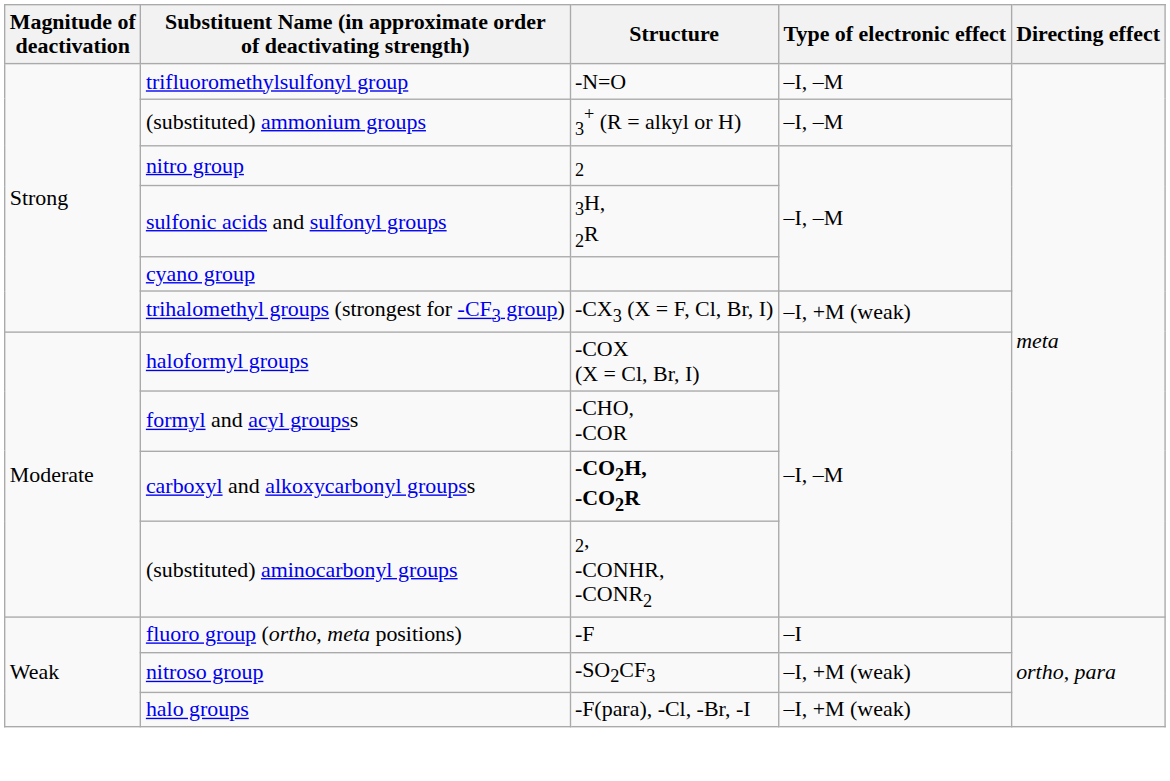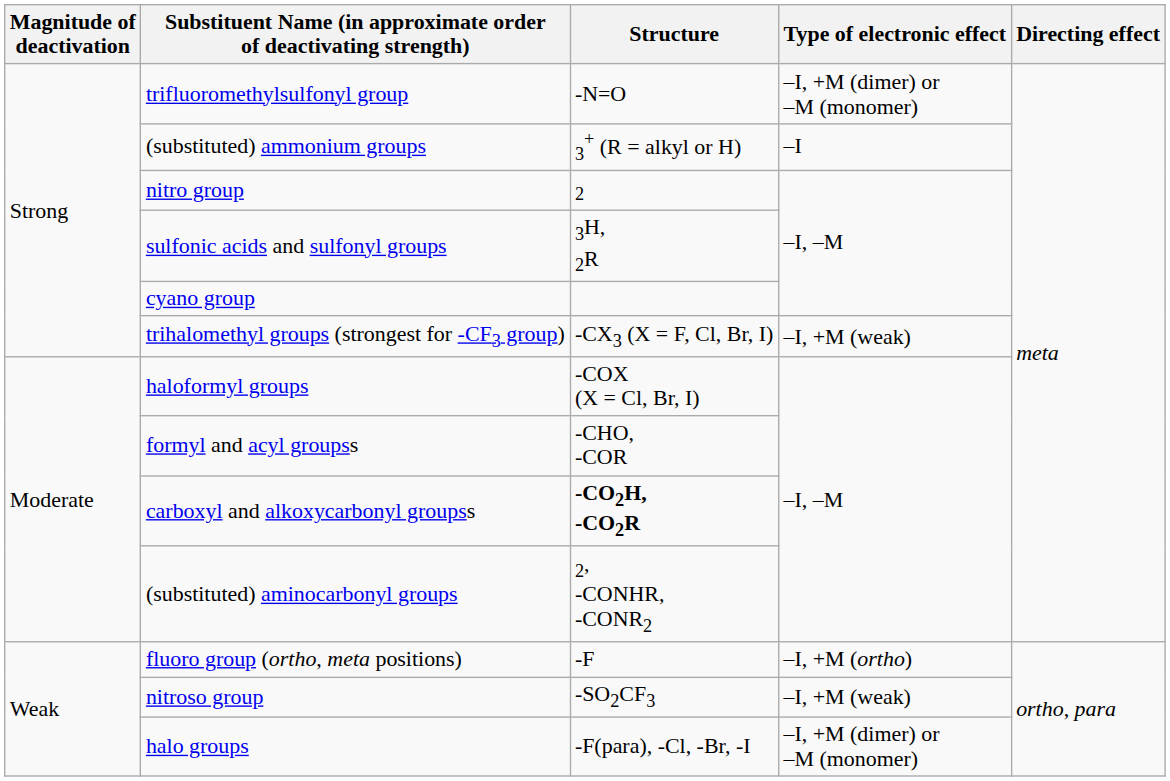(813, 81) –I, –M -> (862, 93) –I, +M (dimer) or –M (monomer)
(813, 121) –I, –M -> (793, 146) –I
(793, 634) –I -> (848, 659) –I, +M (ortho)
(847, 709) –I, +M (weak) -> (862, 746) –I, +M (dimer) or –M (monomer)
